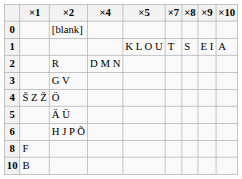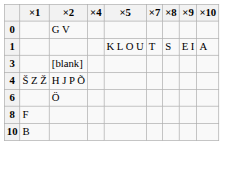(67, 30) [blank] -> (61, 30) G V
- row: (12, 64)
(61, 81) G V -> (67, 64) [blank]
(56, 98) Ö -> (68, 81) H J P Õ
- row: (12, 115)
(68, 132) H J P Õ -> (56, 98) Ö
